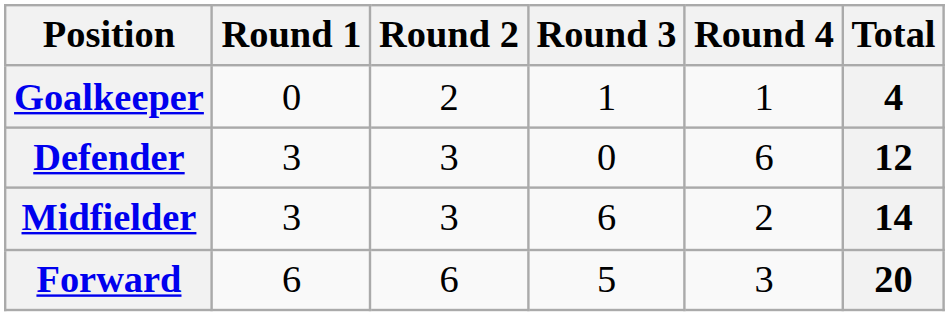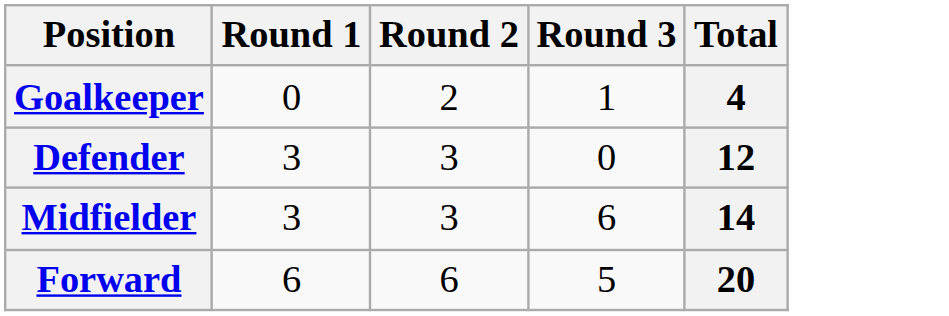- column: (764, 34)
